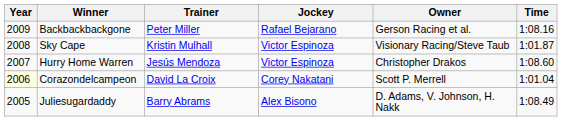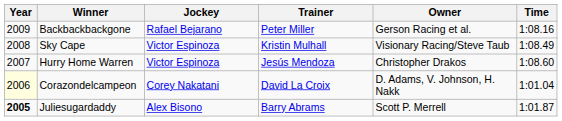columns swapped: (316, 13) <-> (201, 13)
(537, 46) 1:01.87 -> (537, 46) 1:08.49
(411, 79) Scott P. Merrell -> (435, 85) D. Adams, V. Johnson, H. Nakk
(19, 102) normal -> (19, 108) bold
(435, 102) D. Adams, V. Johnson, H. Nakk -> (411, 108) Scott P. Merrell
(537, 102) 1:08.49 -> (537, 108) 1:01.87
